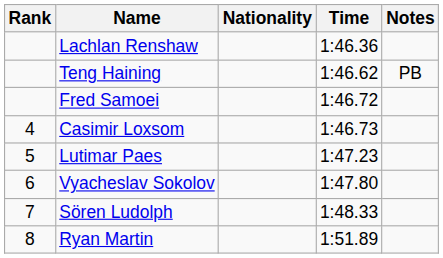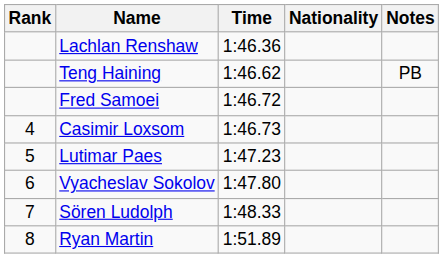columns swapped: (267, 18) <-> (349, 18)
